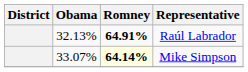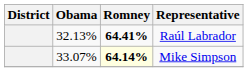(127, 35) 64.91% -> (127, 35) 64.41%
